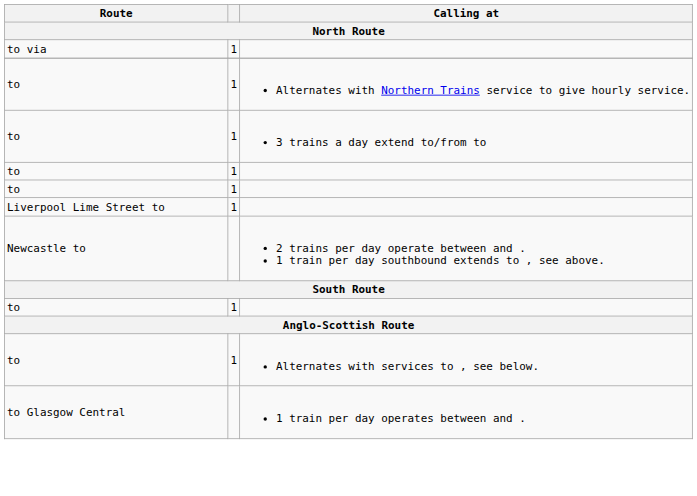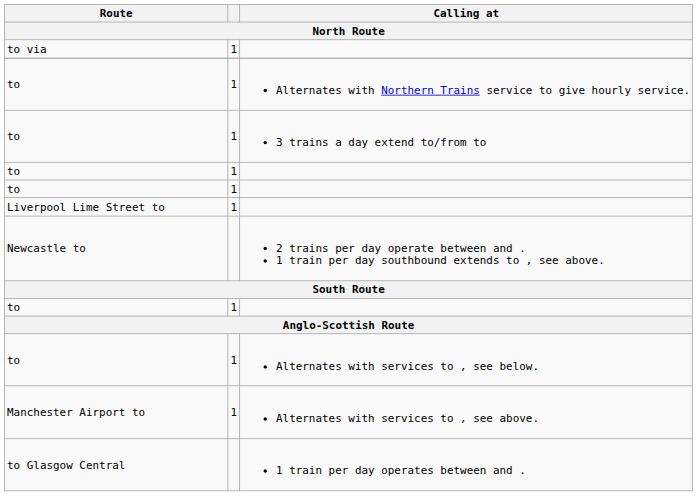+ row: (76, 412)
